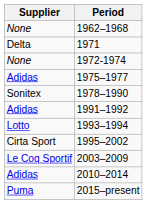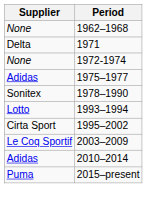- row: (102, 110)
